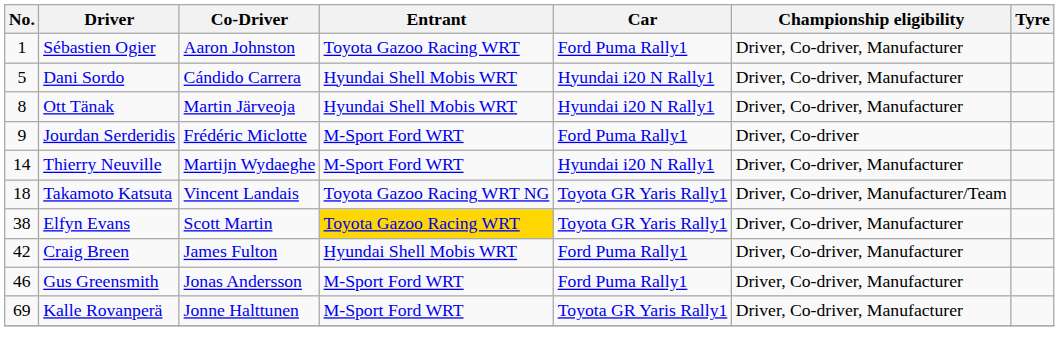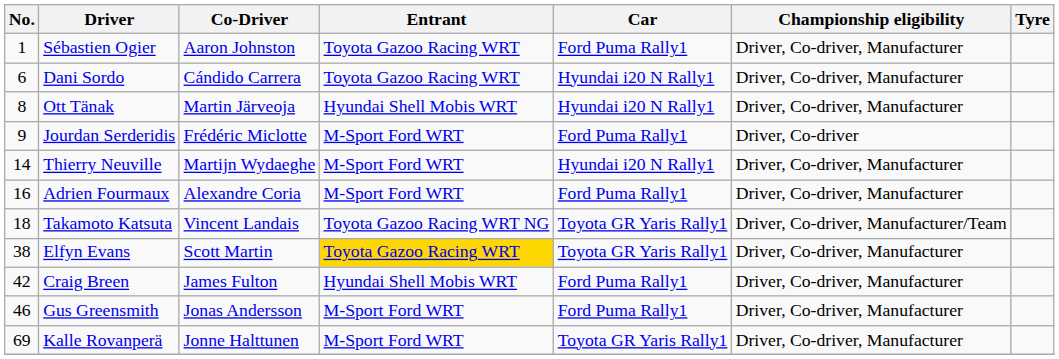(22, 77) 5 -> (22, 77) 6
(420, 77) Hyundai Shell Mobis WRT -> (422, 77) Toyota Gazoo Racing WRT
+ row: (106, 193)
